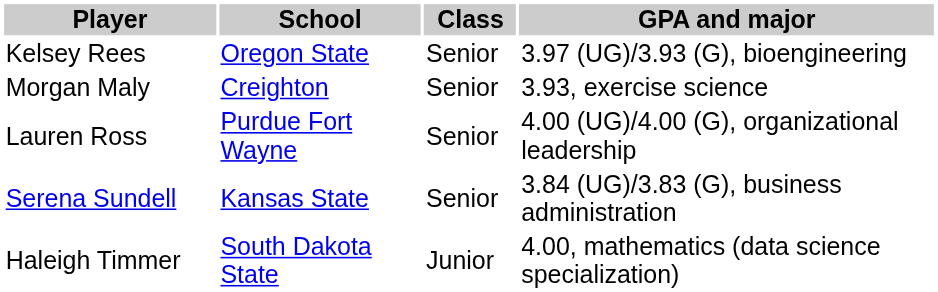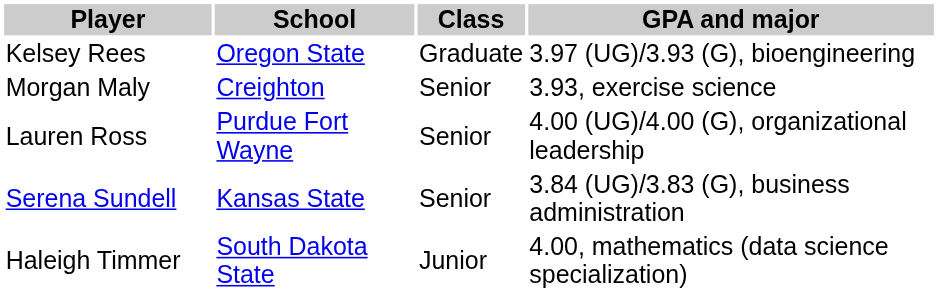(462, 53) Senior -> (471, 53) Graduate
